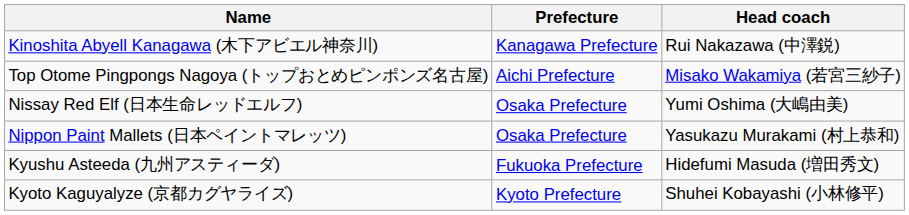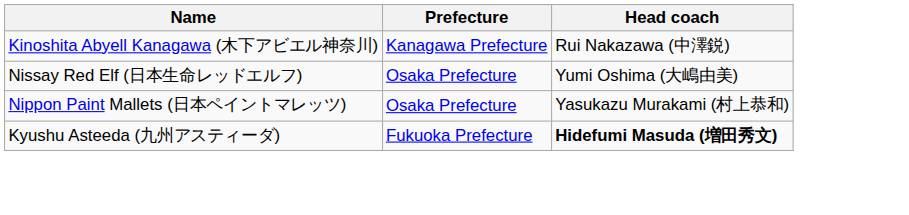- row: (248, 75)
(772, 164) normal -> (666, 134) bold
- row: (151, 194)
